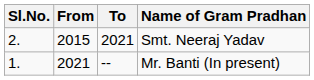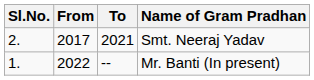(73, 39) 2015 -> (73, 39) 2017
(73, 63) 2021 -> (73, 63) 2022
